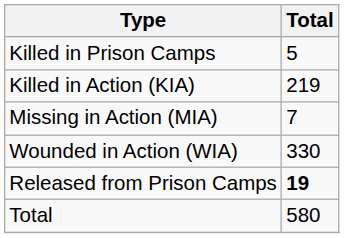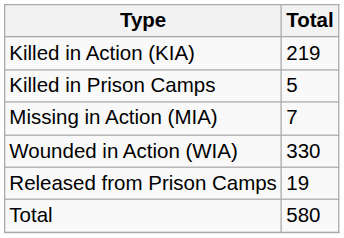rows swapped: (102, 85) <-> (112, 53)
(298, 183) bold -> (298, 183) normal
